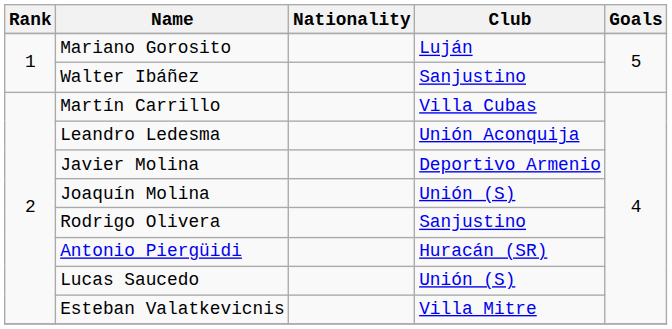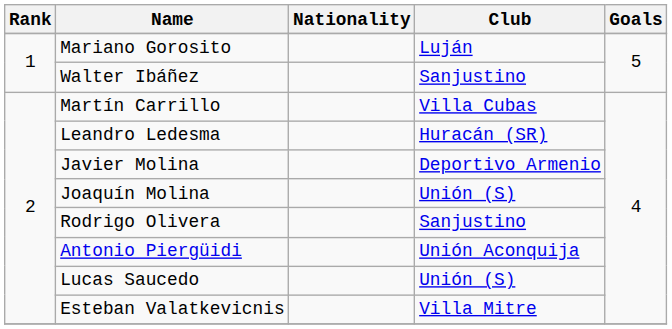(499, 135) Unión Aconquija -> (483, 135) Huracán (SR)
(483, 251) Huracán (SR) -> (499, 251) Unión Aconquija
